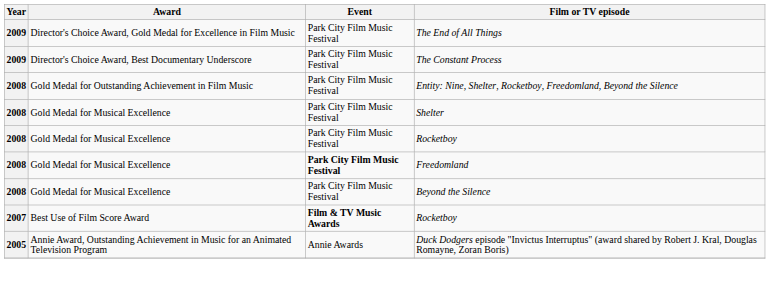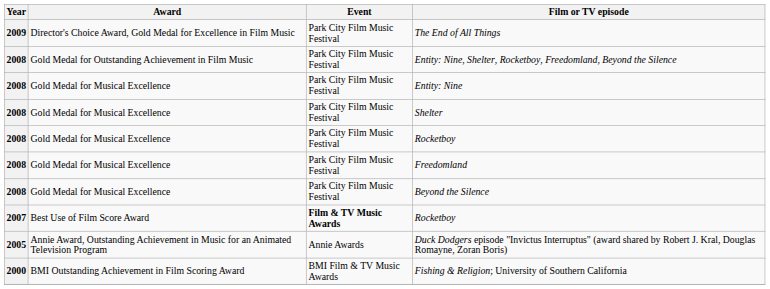- row: (141, 59)
+ row: (100, 86)
(353, 165) bold -> (351, 165) normal
+ row: (137, 271)
